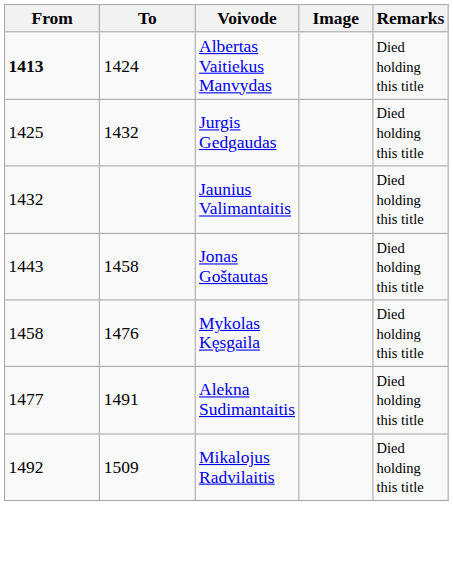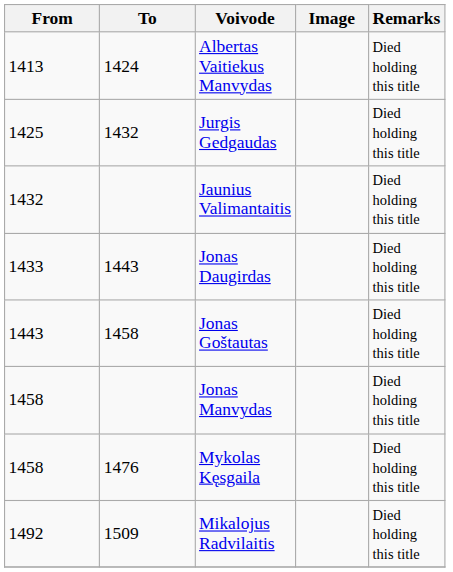(26, 65) bold -> (26, 65) normal
+ row: (235, 266)
+ row: (235, 400)
- row: (247, 400)
